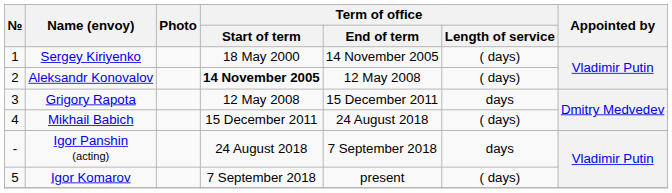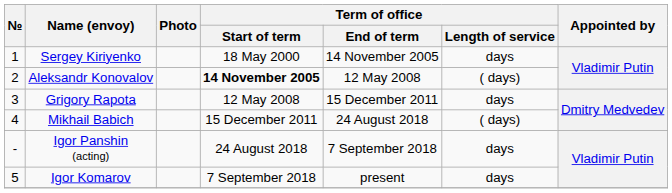(500, 57) ( days) -> (500, 57) days
(500, 177) ( days) -> (500, 177) days
